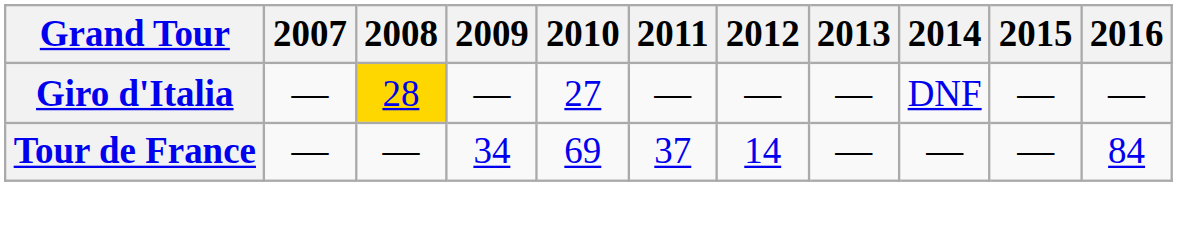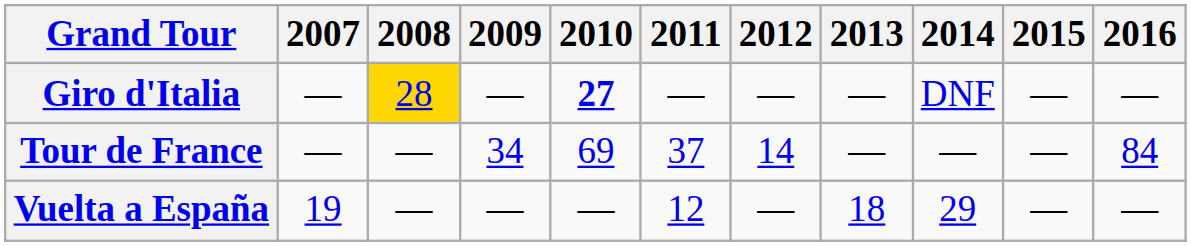(583, 92) normal -> (596, 92) bold
+ row: (141, 209)
